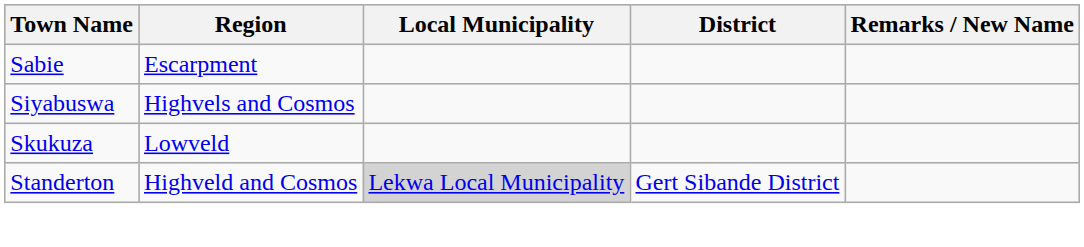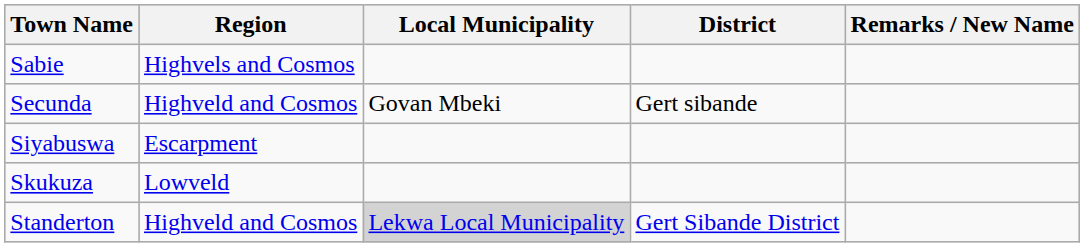(201, 64) Escarpment -> (249, 64) Highvels and Cosmos
+ row: (51, 103)
(249, 103) Highvels and Cosmos -> (201, 143) Escarpment
